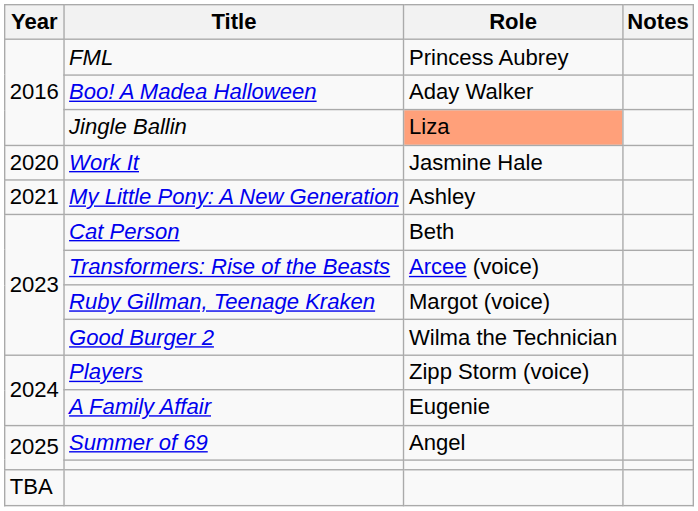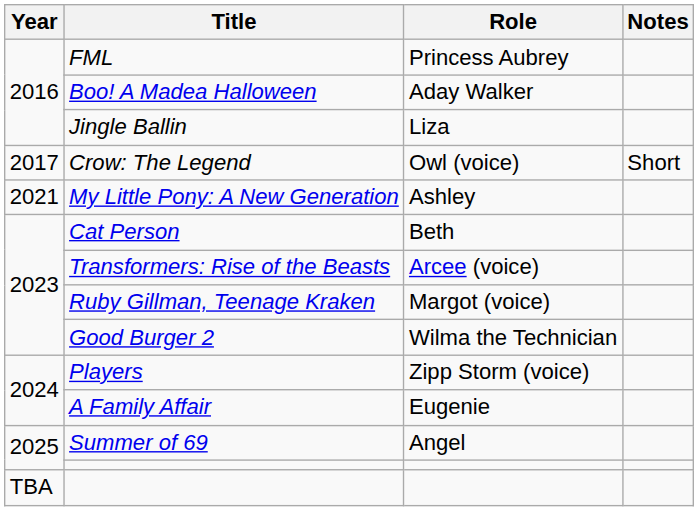(429, 127) lightsalmon background -> (429, 127) no background
+ row: (34, 162)
- row: (34, 162)
